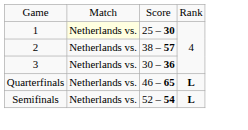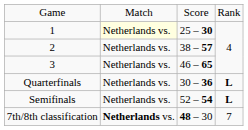(158, 64) 30 – 36 -> (196, 64) 46 – 65
(158, 82) 46 – 65 -> (196, 82) 30 – 36
+ row: (52, 116)
